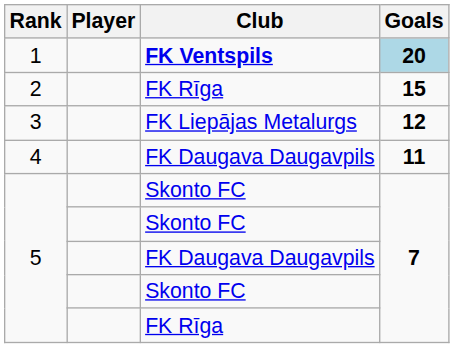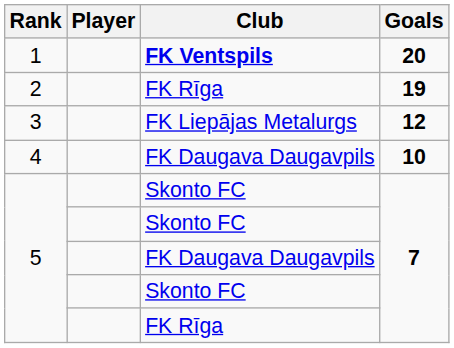(414, 55) lightblue background -> (414, 55) no background
(414, 88) 15 -> (414, 88) 19
(414, 156) 11 -> (414, 156) 10
